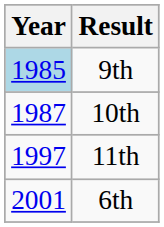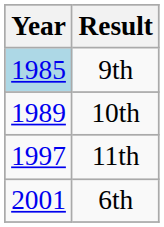(39, 112) 1987 -> (39, 112) 1989
